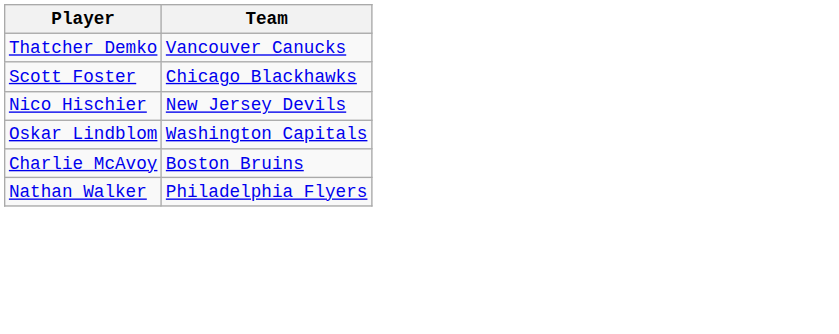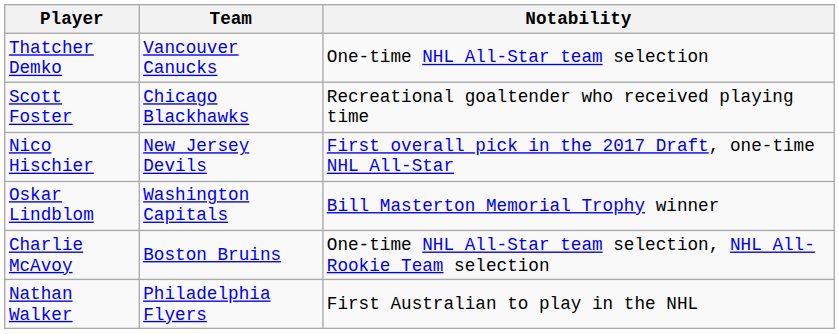+ column: (578, 19)
